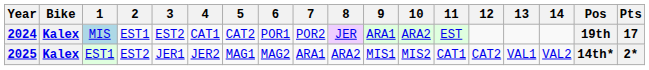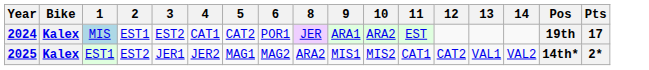- column: (311, 14)
